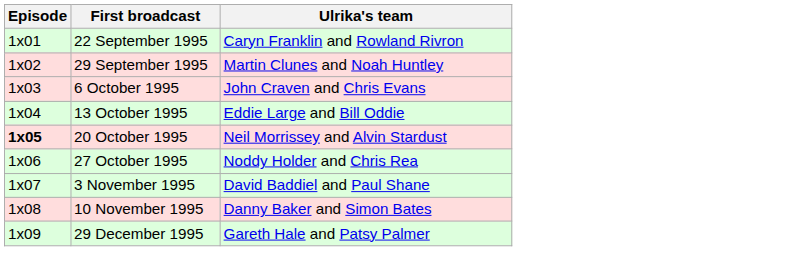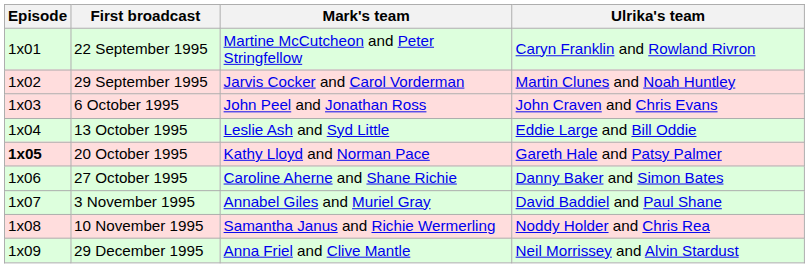+ column: (366, 16)
(335, 137) Neil Morrissey and Alvin Stardust -> (619, 154) Gareth Hale and Patsy Palmer
(321, 161) Noddy Holder and Chris Rea -> (620, 178) Danny Baker and Simon Bates
(328, 209) Danny Baker and Simon Bates -> (613, 226) Noddy Holder and Chris Rea
(327, 233) Gareth Hale and Patsy Palmer -> (627, 250) Neil Morrissey and Alvin Stardust
